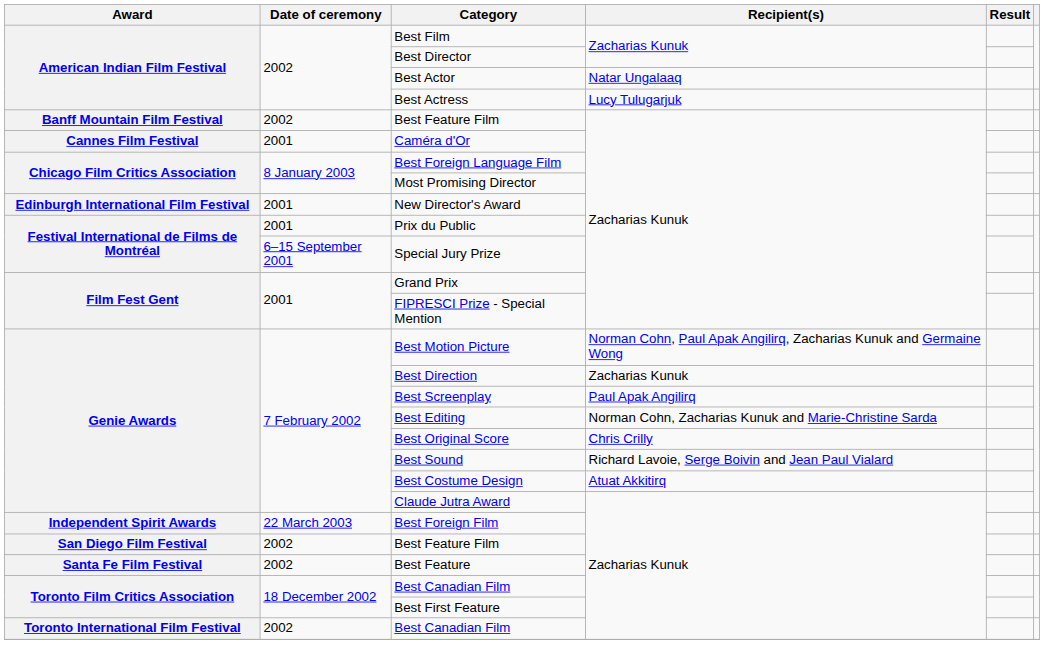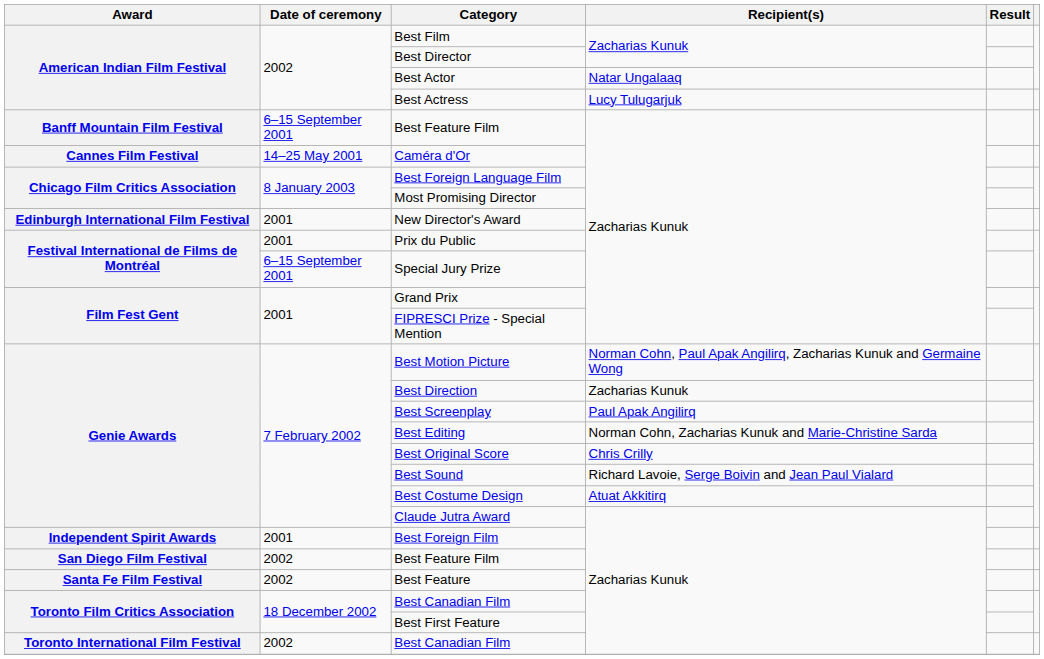(278, 120) 2002 -> (313, 127) 6–15 September 2001
(278, 141) 2001 -> (313, 156) 14–25 May 2001
(308, 523) 22 March 2003 -> (278, 538) 2001
